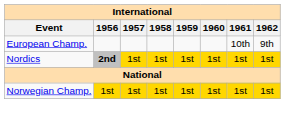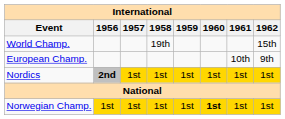+ row: (38, 43)
(214, 91) normal -> (214, 106) bold
